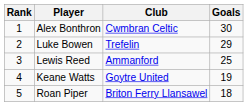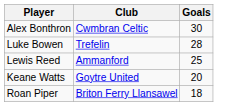- column: (19, 12)
(226, 45) 29 -> (197, 45) 28
(226, 77) 19 -> (197, 77) 20
